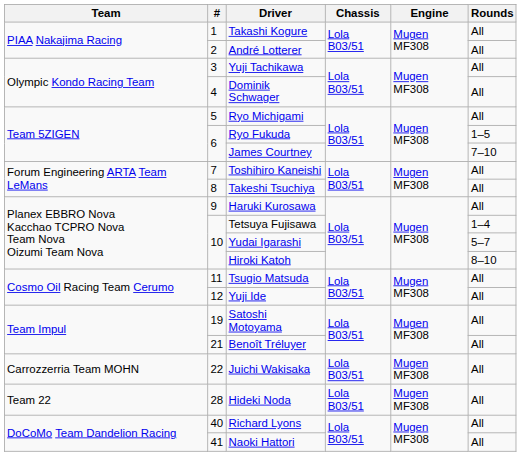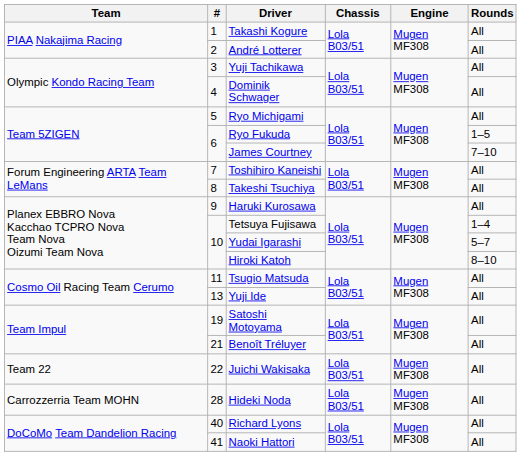(217, 296) 12 -> (217, 296) 13
(73, 369) Carrozzerria Team MOHN -> (29, 369) Team 22
(29, 399) Team 22 -> (73, 399) Carrozzerria Team MOHN
